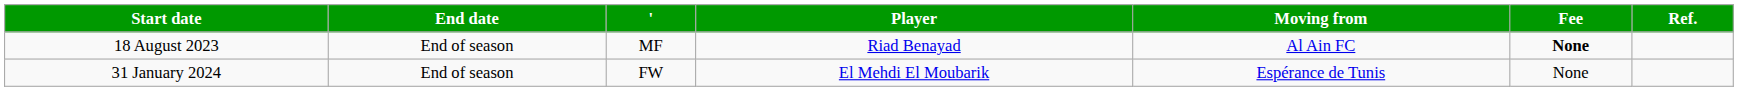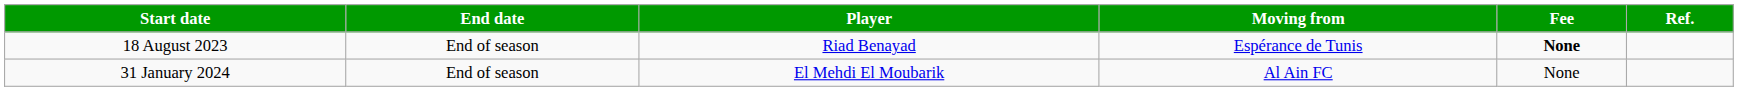- column: (651, 18)
(1321, 45) Al Ain FC -> (1298, 45) Espérance de Tunis
(1321, 72) Espérance de Tunis -> (1298, 72) Al Ain FC
